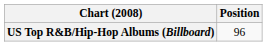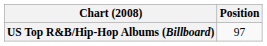(240, 31) 96 -> (240, 31) 97
